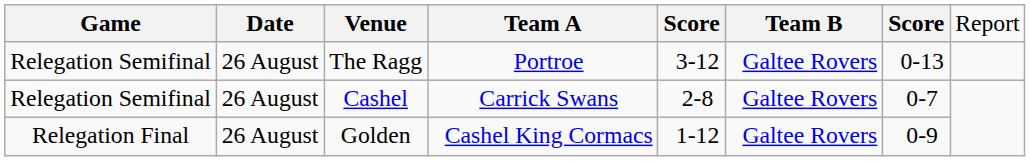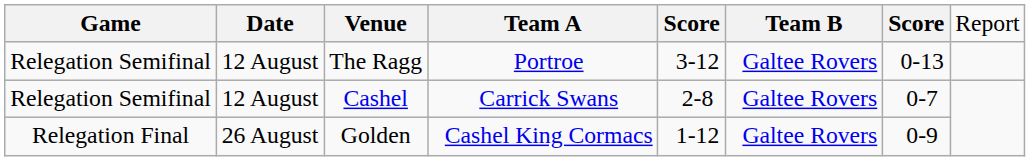(270, 60) 26 August -> (270, 60) 12 August
(270, 98) 26 August -> (270, 98) 12 August
